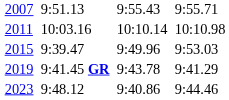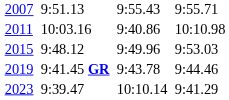(142, 29) 10:10.14 -> (139, 29) 9:40.86
(63, 49) 9:39.47 -> (63, 49) 9:48.12
(197, 69) 9:41.29 -> (197, 69) 9:44.46
(63, 89) 9:48.12 -> (63, 89) 9:39.47
(139, 89) 9:40.86 -> (142, 89) 10:10.14
(197, 89) 9:44.46 -> (197, 89) 9:41.29
